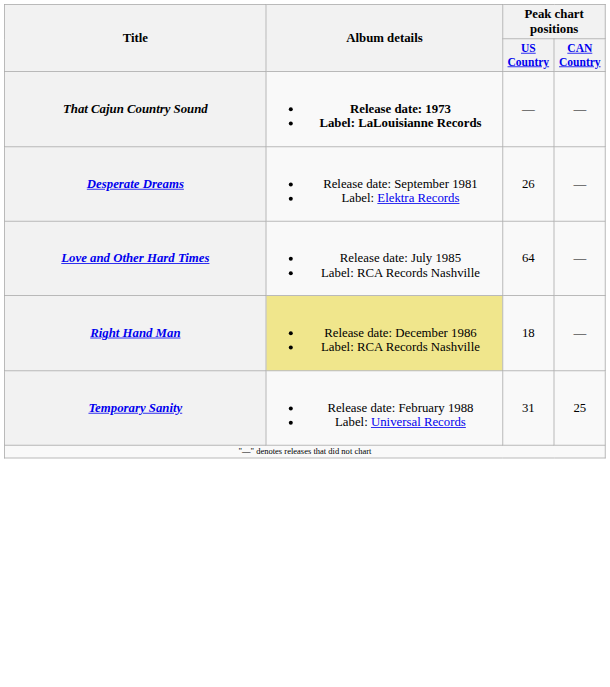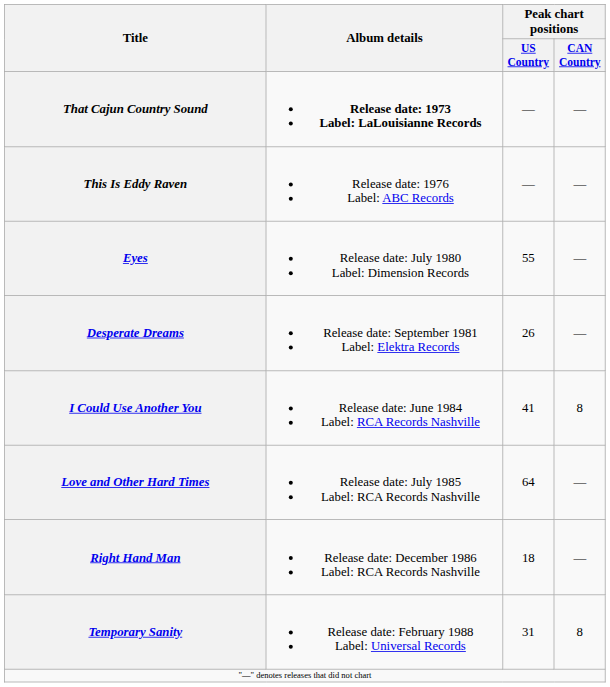+ row: (135, 183)
+ row: (135, 258)
+ row: (135, 407)
(384, 340) khaki background -> (384, 564) no background
(580, 407) 25 -> (580, 632) 8
